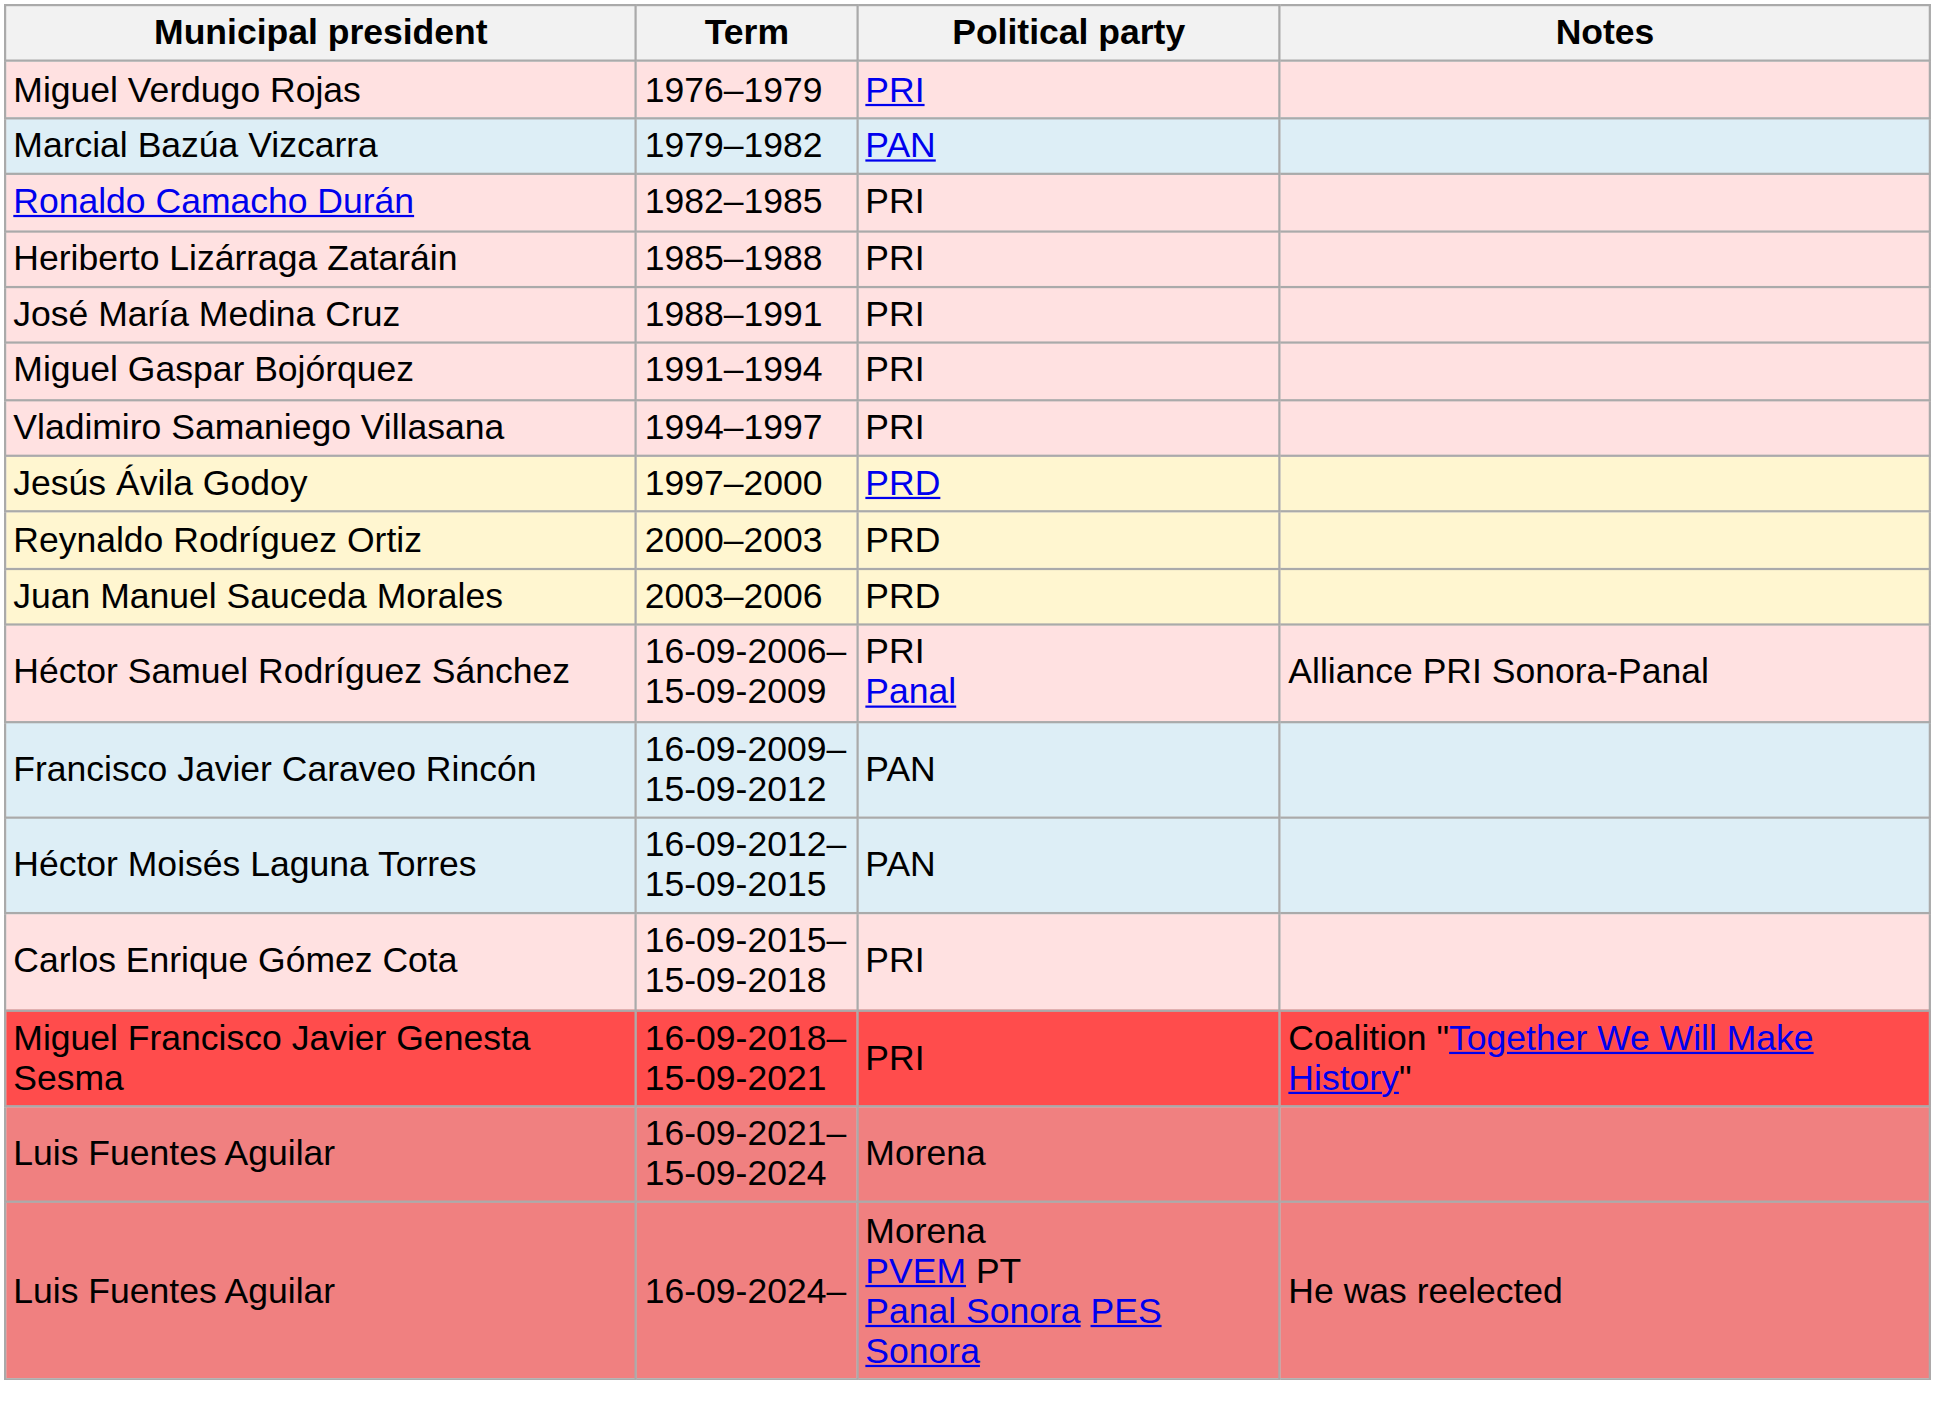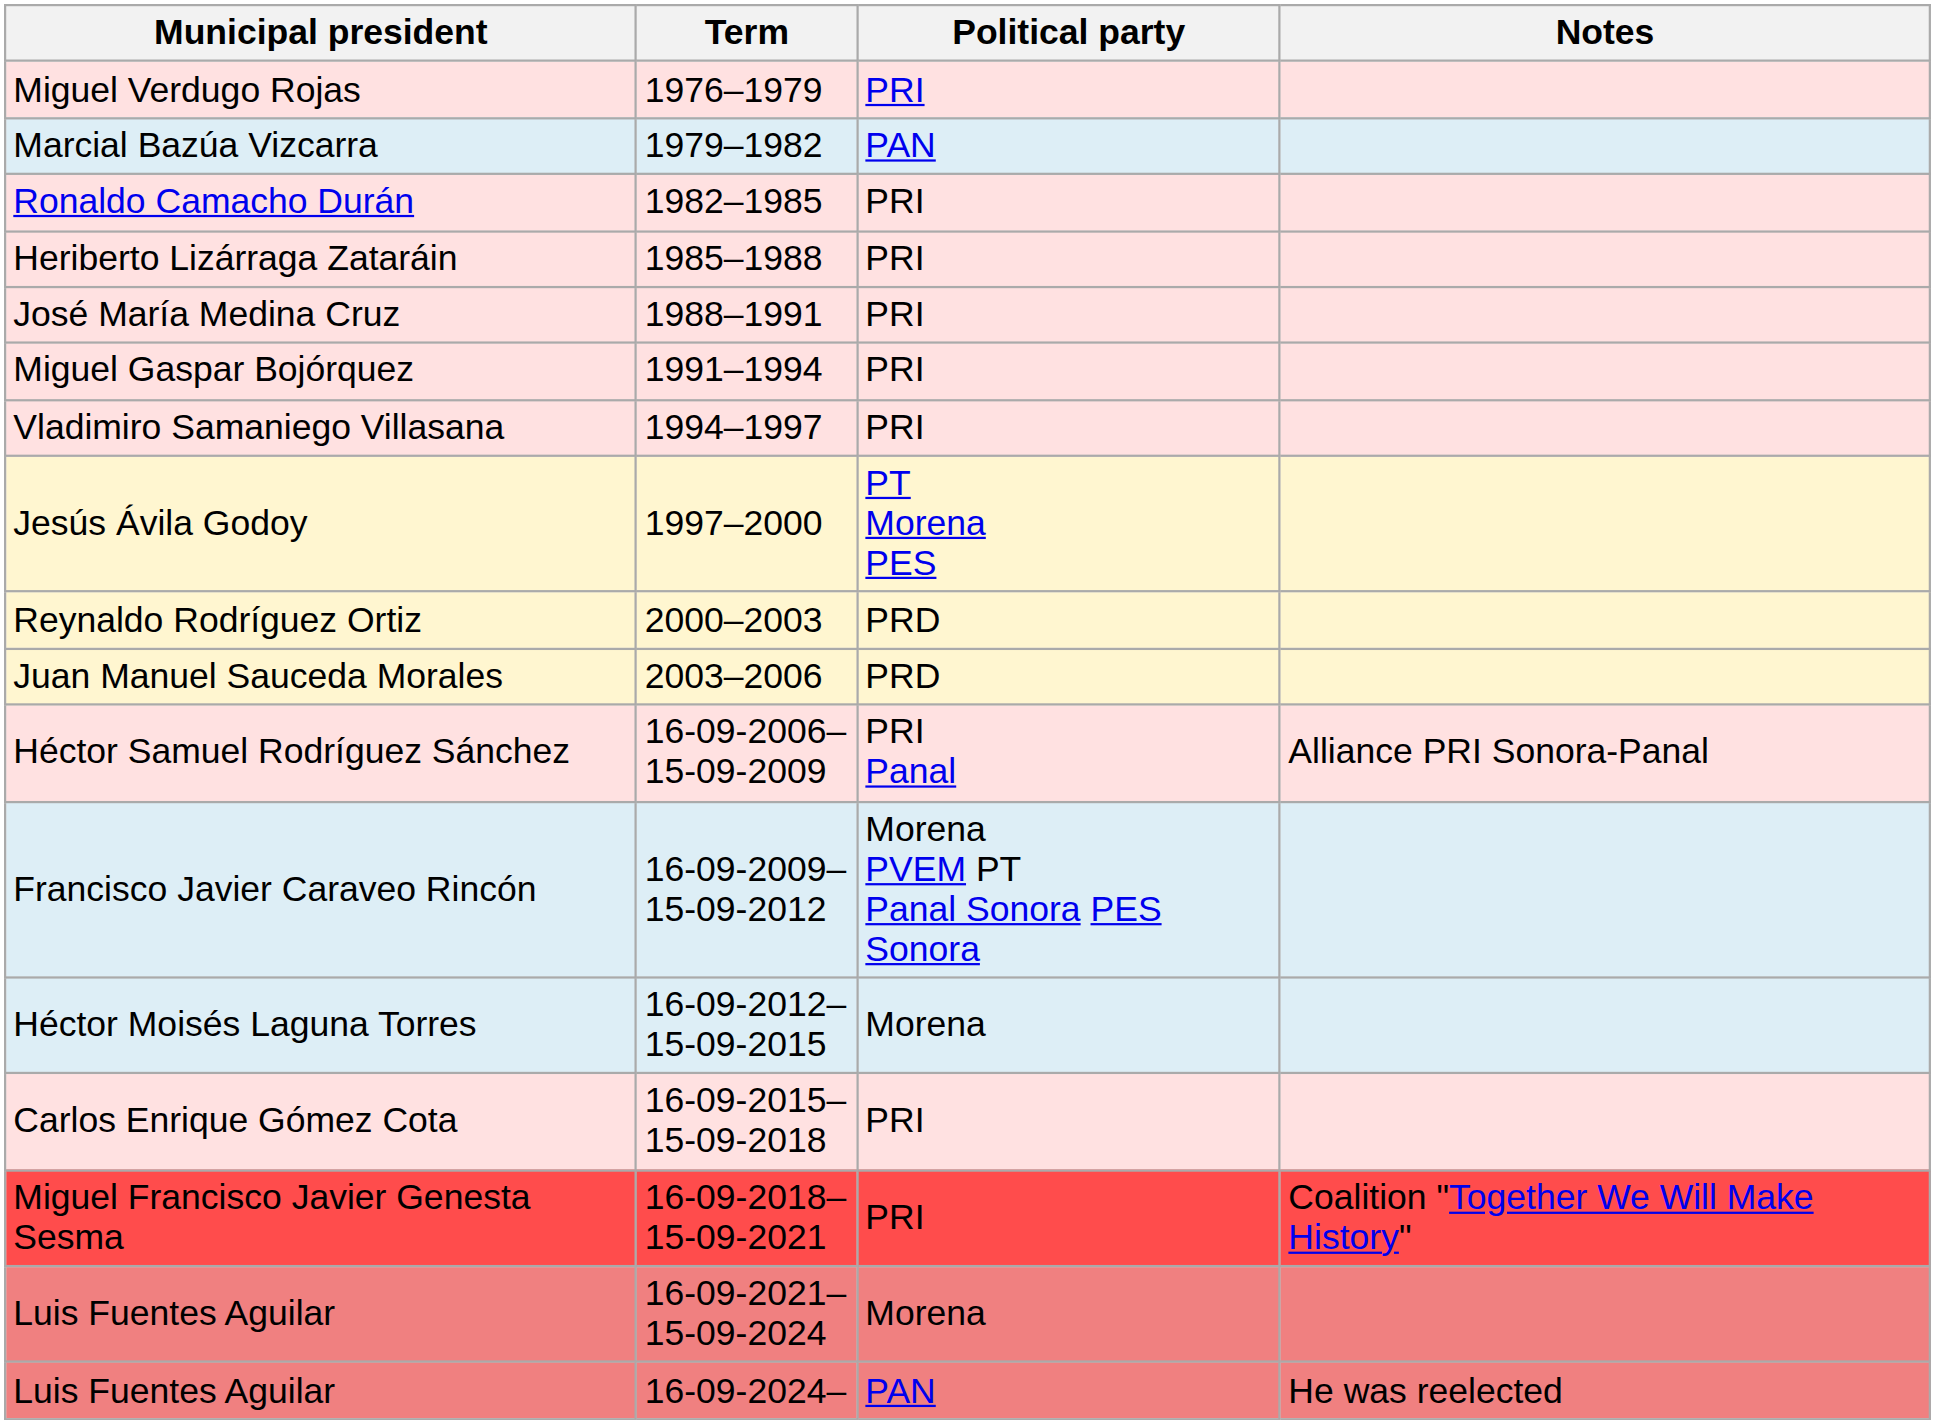(903, 483) PRD -> (926, 523) PT Morena PES
(901, 768) PAN -> (1013, 888) Morena PVEM PT Panal Sonora PES Sonora
(901, 864) PAN -> (926, 1024) Morena
(1013, 1290) Morena PVEM PT Panal Sonora PES Sonora -> (901, 1389) PAN
